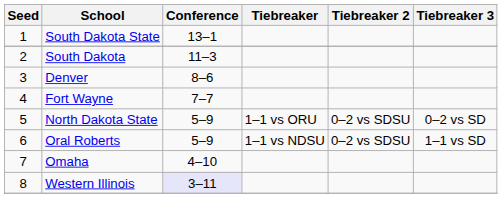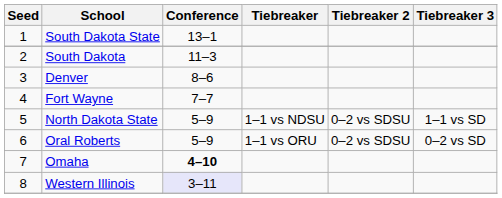(281, 120) 1–1 vs ORU -> (285, 120) 1–1 vs NDSU
(455, 120) 0–2 vs SD -> (455, 120) 1–1 vs SD
(285, 141) 1–1 vs NDSU -> (281, 141) 1–1 vs ORU
(455, 141) 1–1 vs SD -> (455, 141) 0–2 vs SD
(202, 162) normal -> (202, 162) bold
